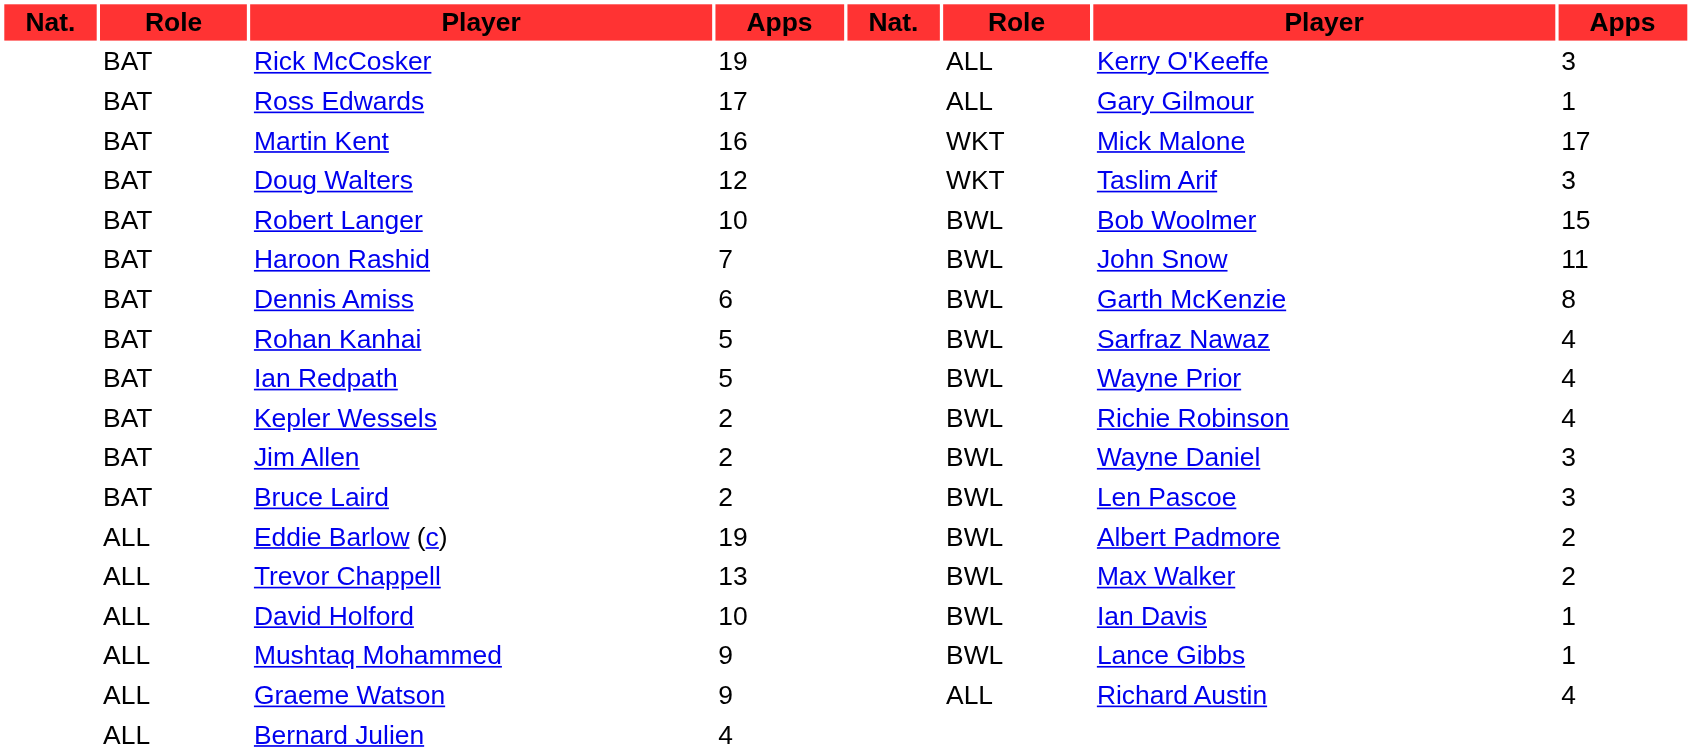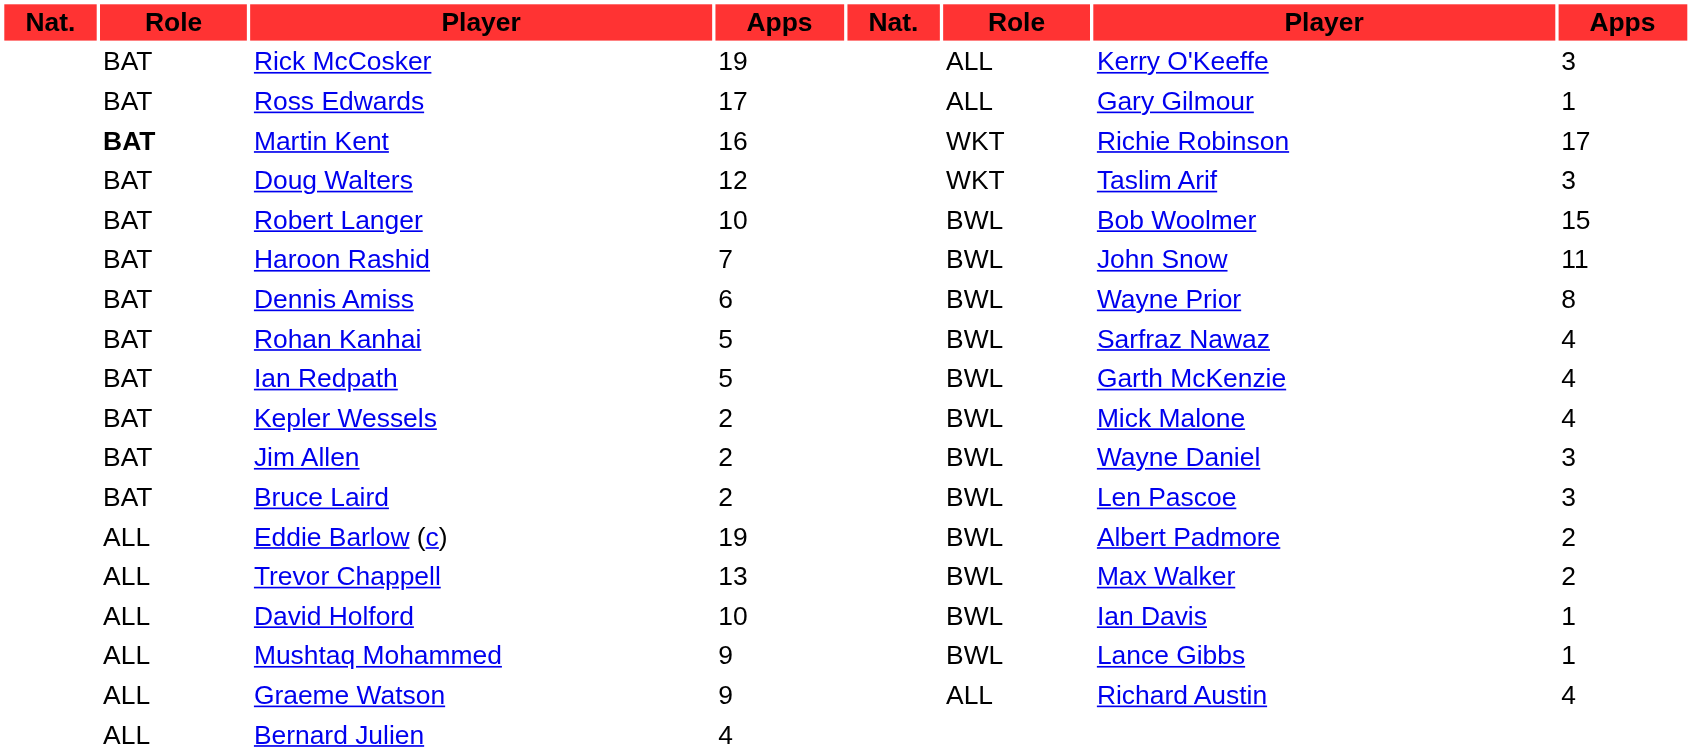(128, 140) normal -> (129, 140) bold
(1171, 140) Mick Malone -> (1193, 140) Richie Robinson
(1192, 299) Garth McKenzie -> (1169, 299) Wayne Prior
(1169, 378) Wayne Prior -> (1192, 378) Garth McKenzie
(1193, 418) Richie Robinson -> (1171, 418) Mick Malone
